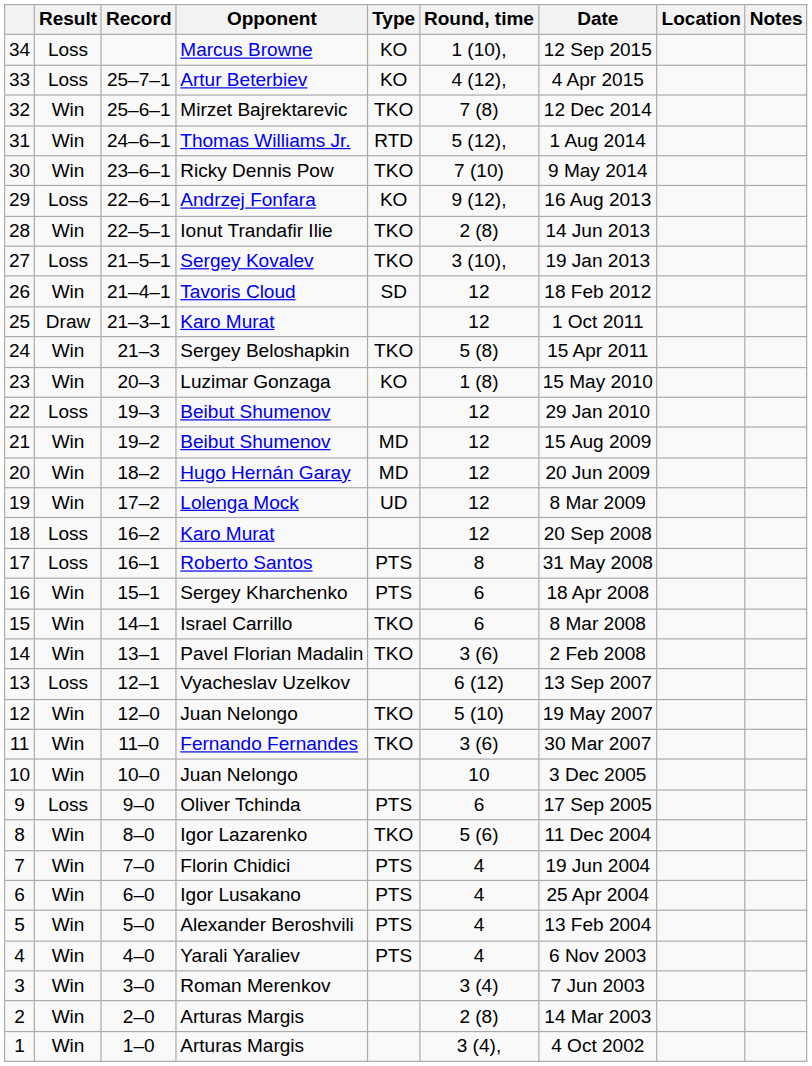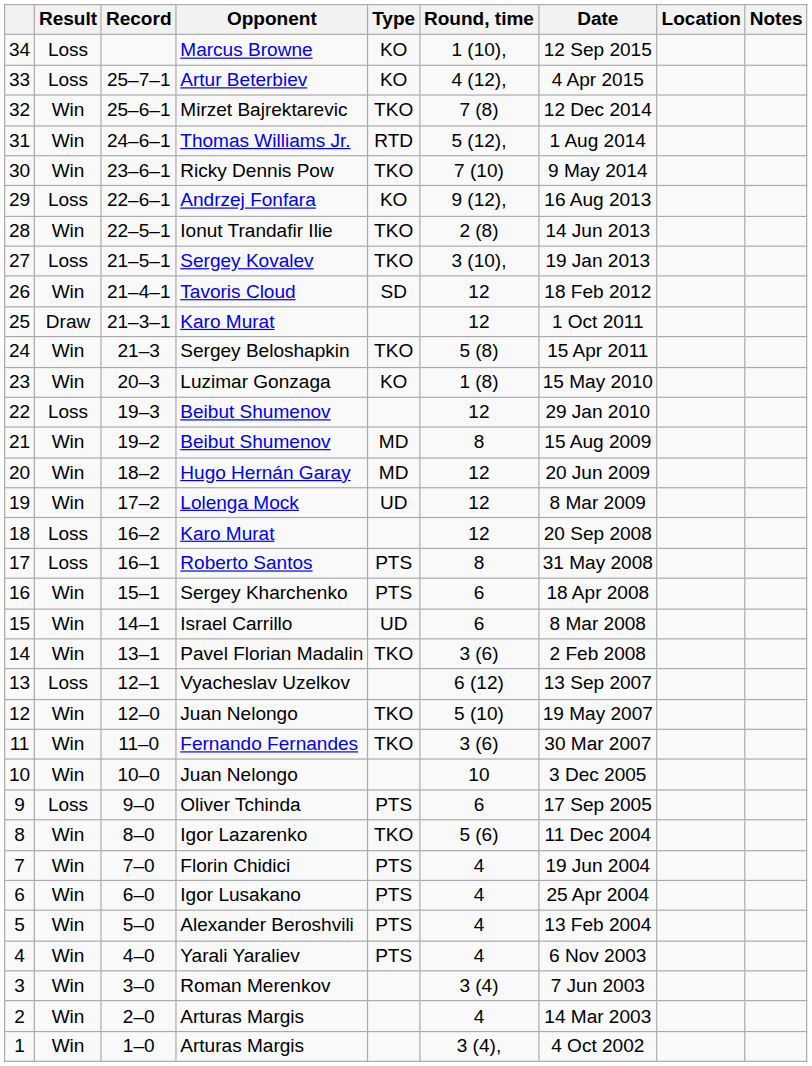(479, 442) 12 -> (479, 442) 8
(394, 623) TKO -> (394, 623) UD
(479, 1016) 2 (8) -> (479, 1016) 4
